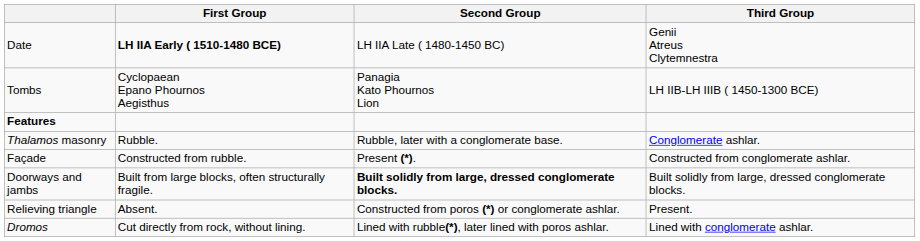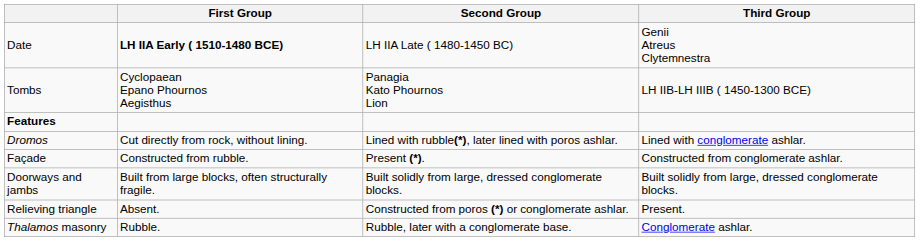rows swapped: (28, 227) <-> (57, 140)
(486, 184) bold -> (484, 184) normal
